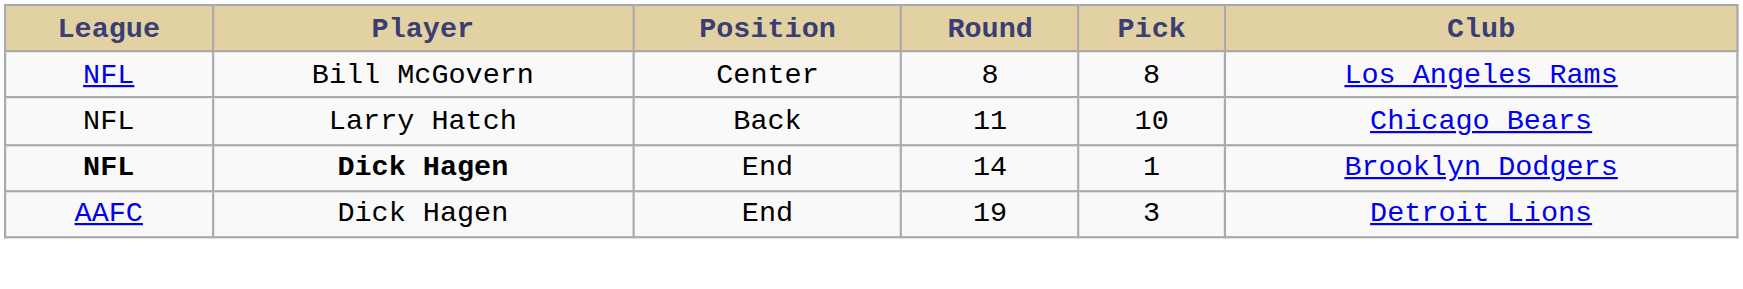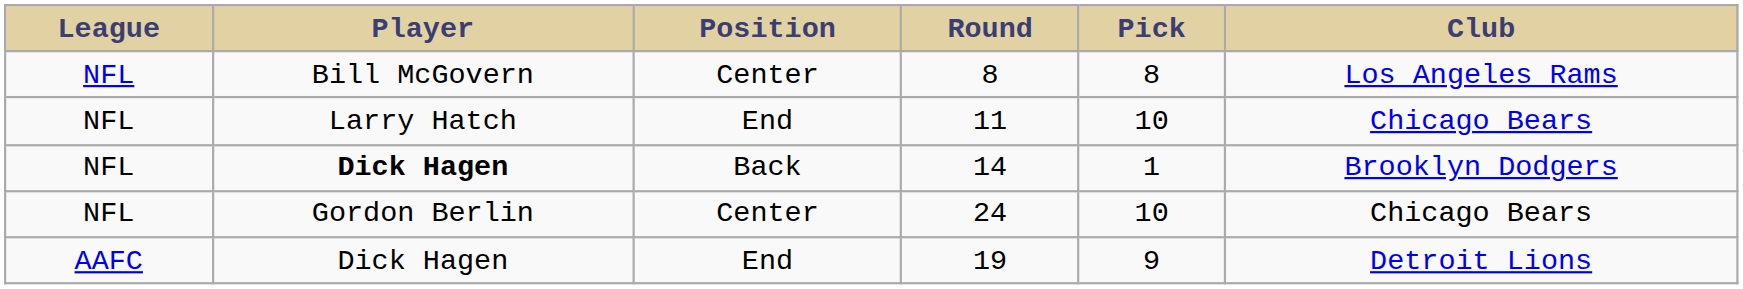(767, 121) Back -> (767, 121) End
(109, 167) bold -> (109, 167) normal
(767, 167) End -> (767, 167) Back
+ row: (990, 214)
(1152, 214) 3 -> (1152, 260) 9
